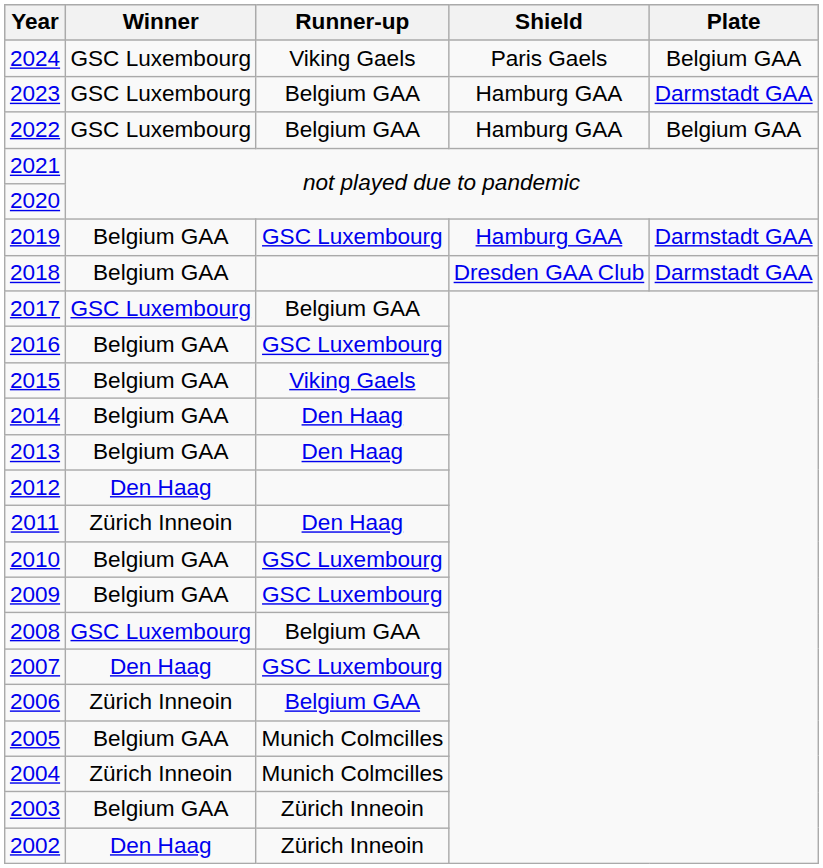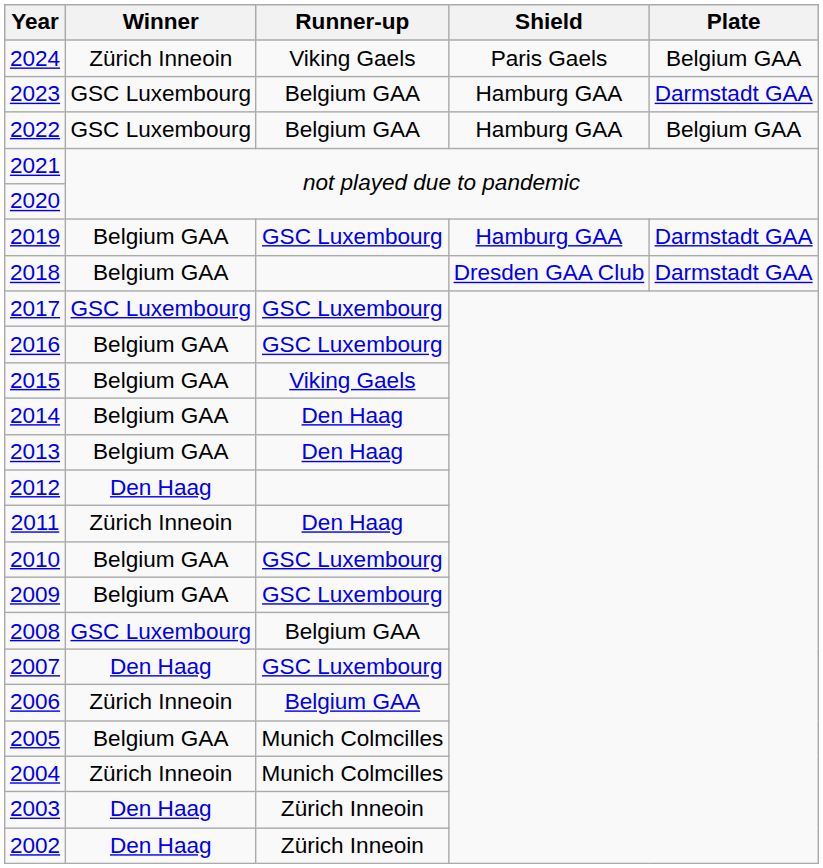(161, 58) GSC Luxembourg -> (161, 58) Zürich Inneoin
(352, 308) Belgium GAA -> (352, 308) GSC Luxembourg
(161, 809) Belgium GAA -> (161, 809) Den Haag
